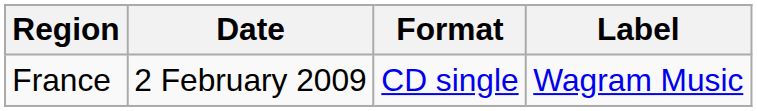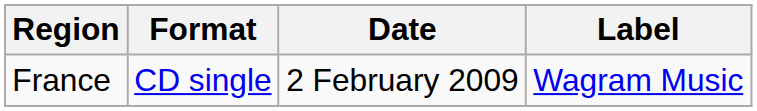columns swapped: (250, 29) <-> (450, 29)
